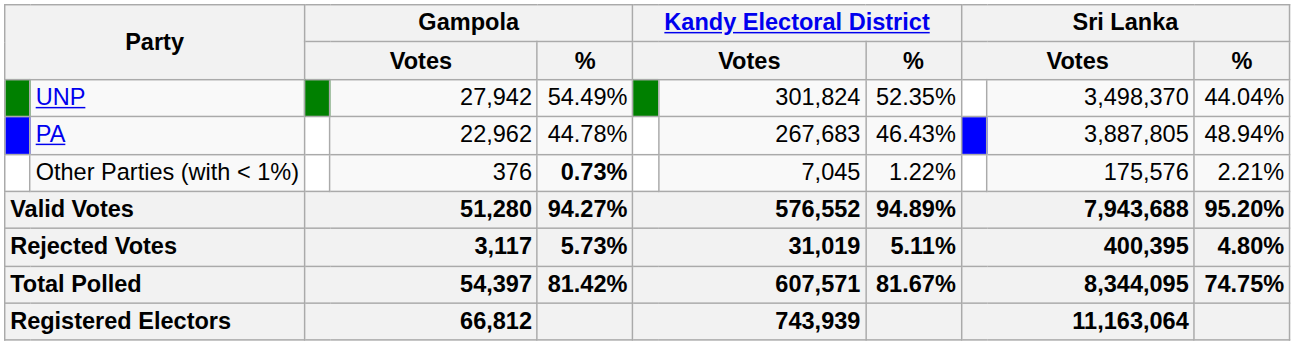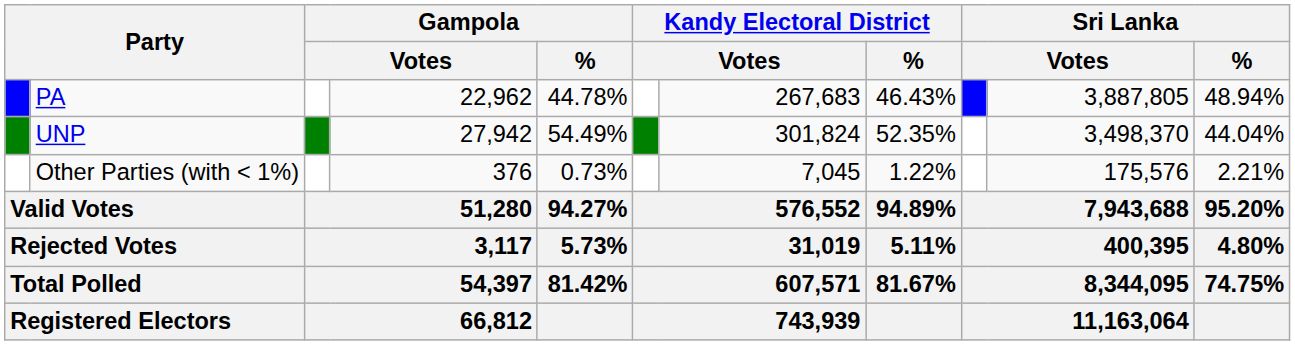rows swapped: (61, 97) <-> (51, 135)
(594, 172) bold -> (594, 172) normal
